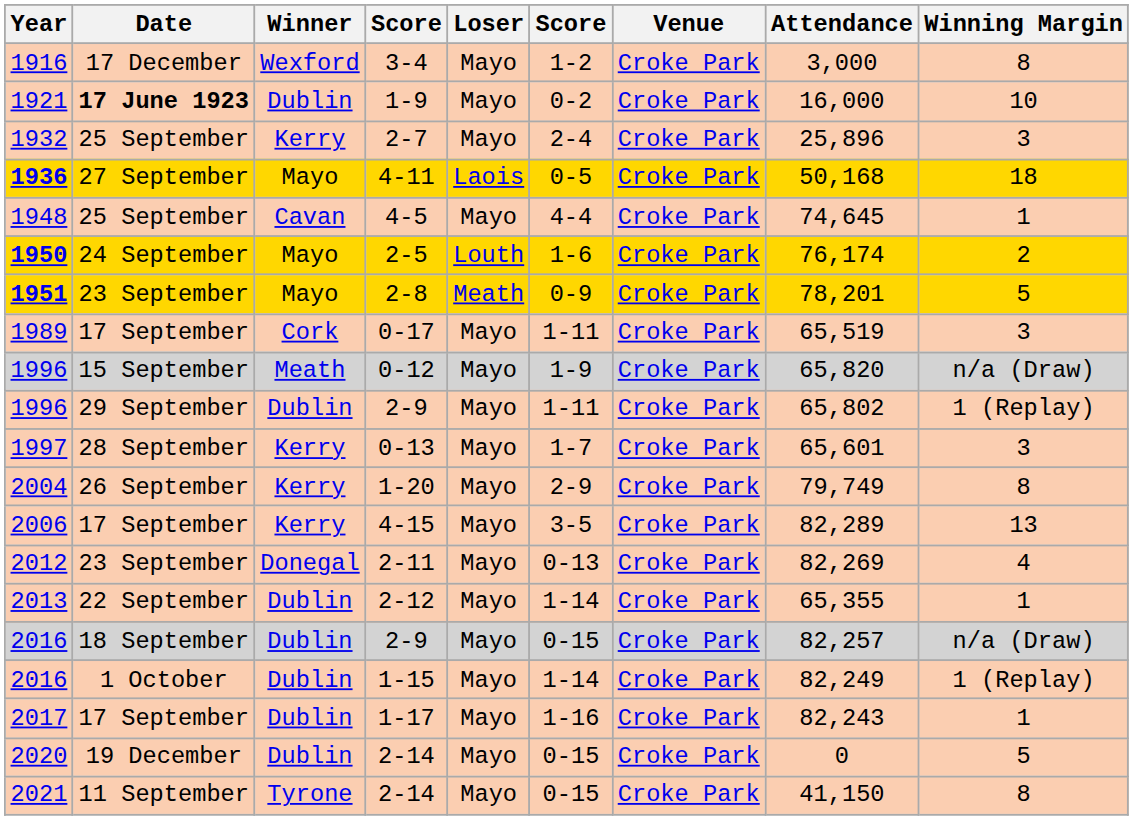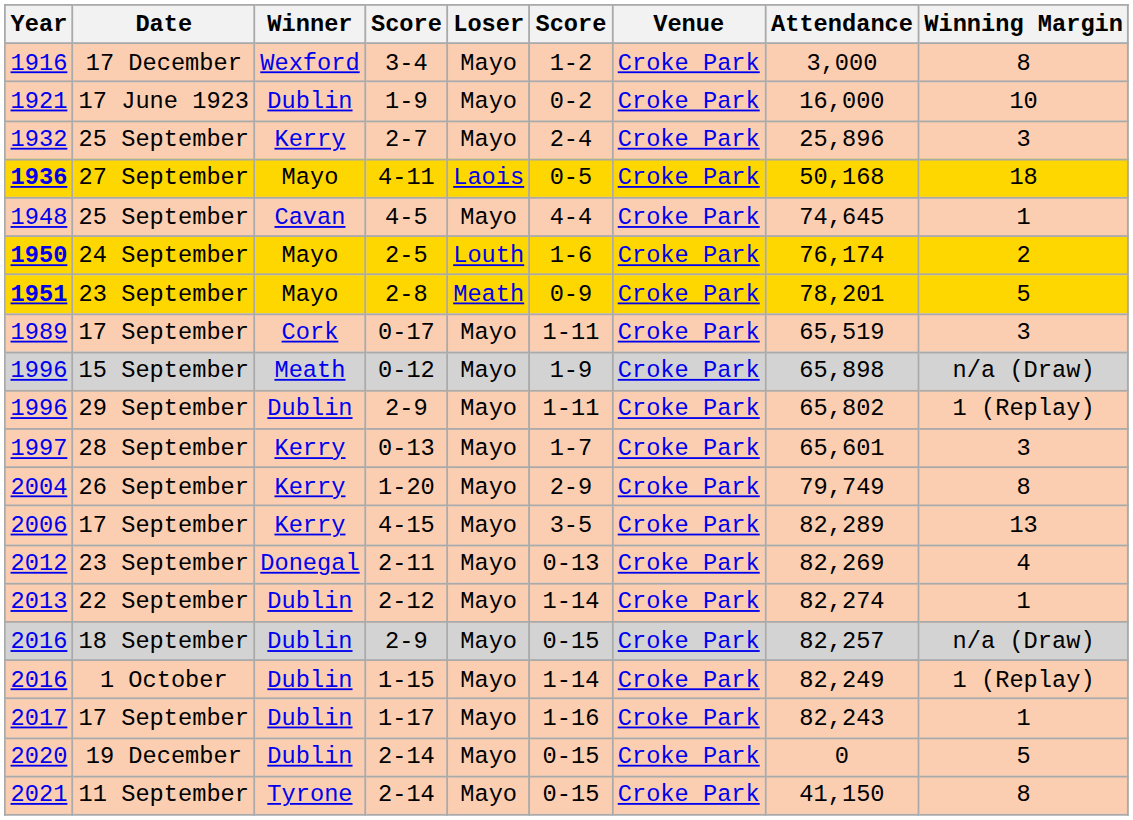(164, 101) bold -> (164, 101) normal
(842, 371) 65,820 -> (842, 371) 65,898
(842, 603) 65,355 -> (842, 603) 82,274
